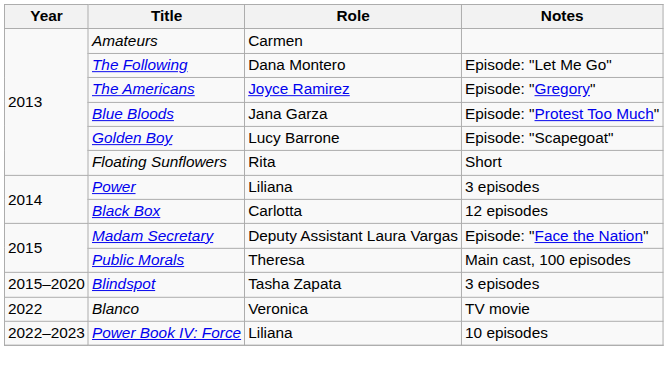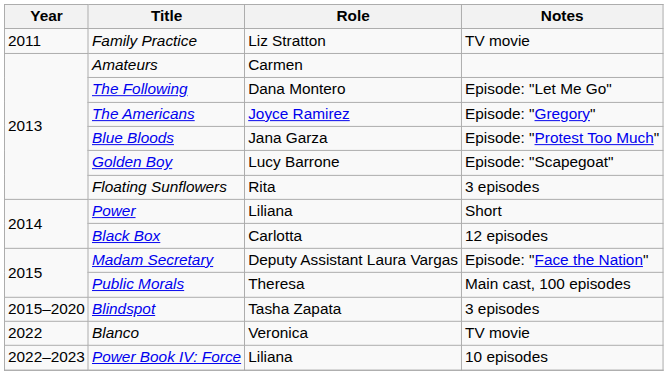+ row: (144, 41)
(483, 162) Short -> (502, 187) 3 episodes
(502, 187) 3 episodes -> (483, 211) Short
